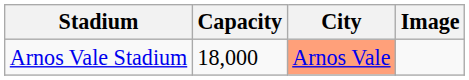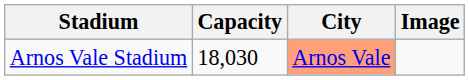(228, 57) 18,000 -> (228, 57) 18,030
